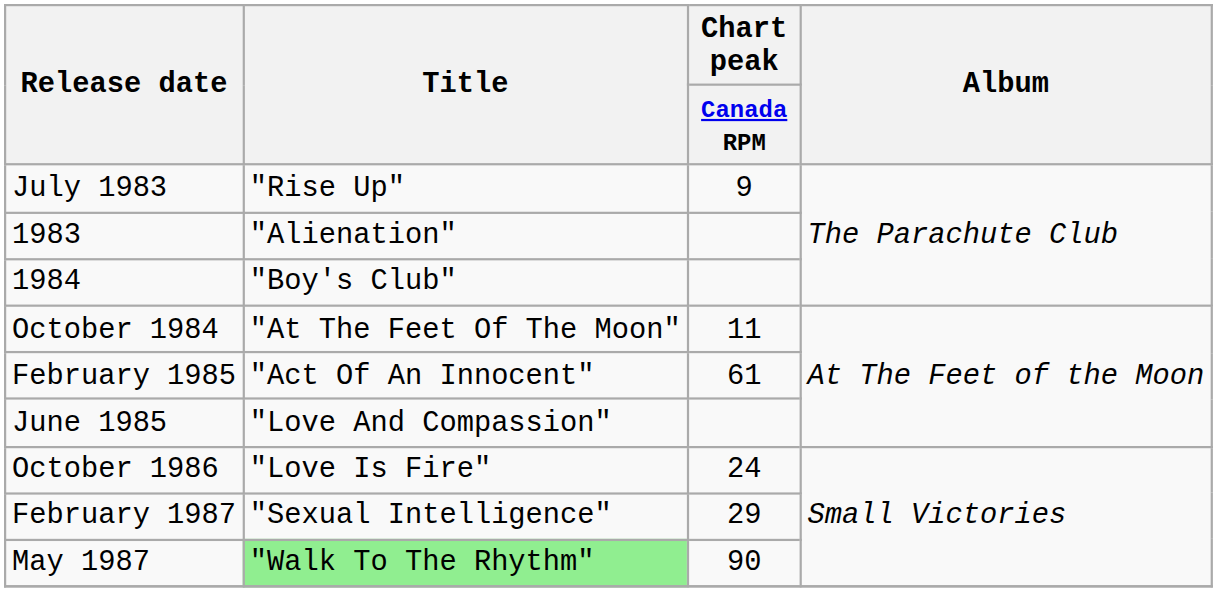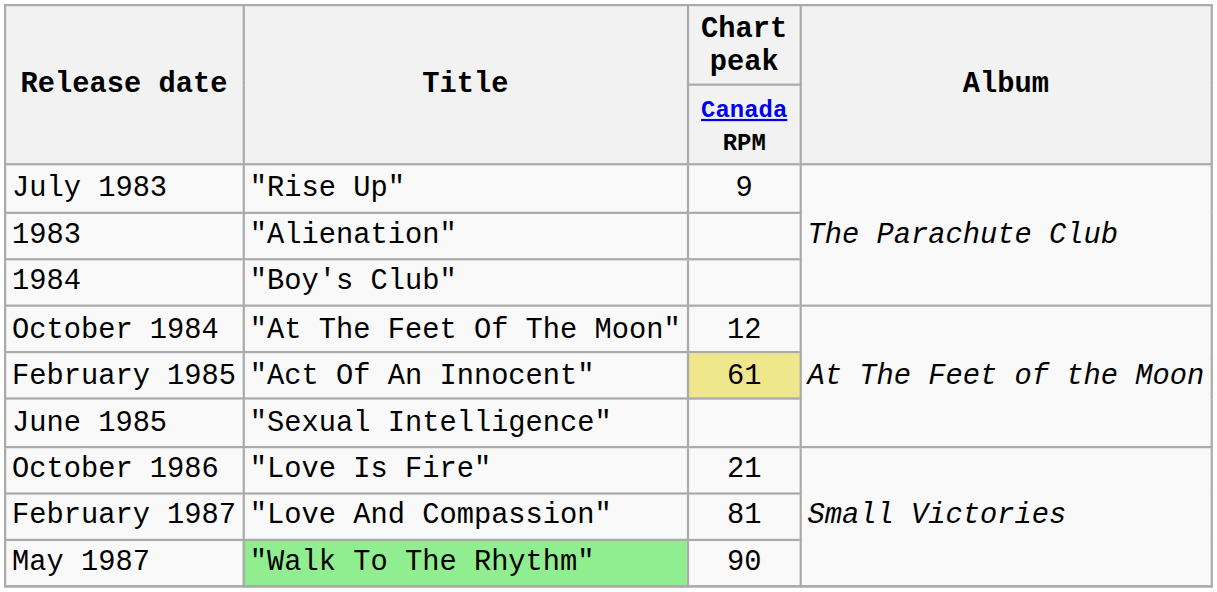(744, 329) 11 -> (744, 329) 12
(744, 376) no background -> (744, 376) khaki background
(431, 423) "Love And Compassion" -> (431, 423) "Sexual Intelligence"
(744, 469) 24 -> (744, 469) 21
(431, 516) "Sexual Intelligence" -> (431, 516) "Love And Compassion"
(744, 516) 29 -> (744, 516) 81
